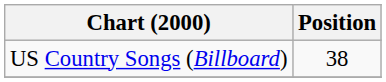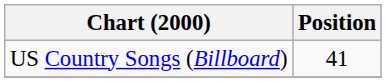(337, 58) 38 -> (337, 58) 41
